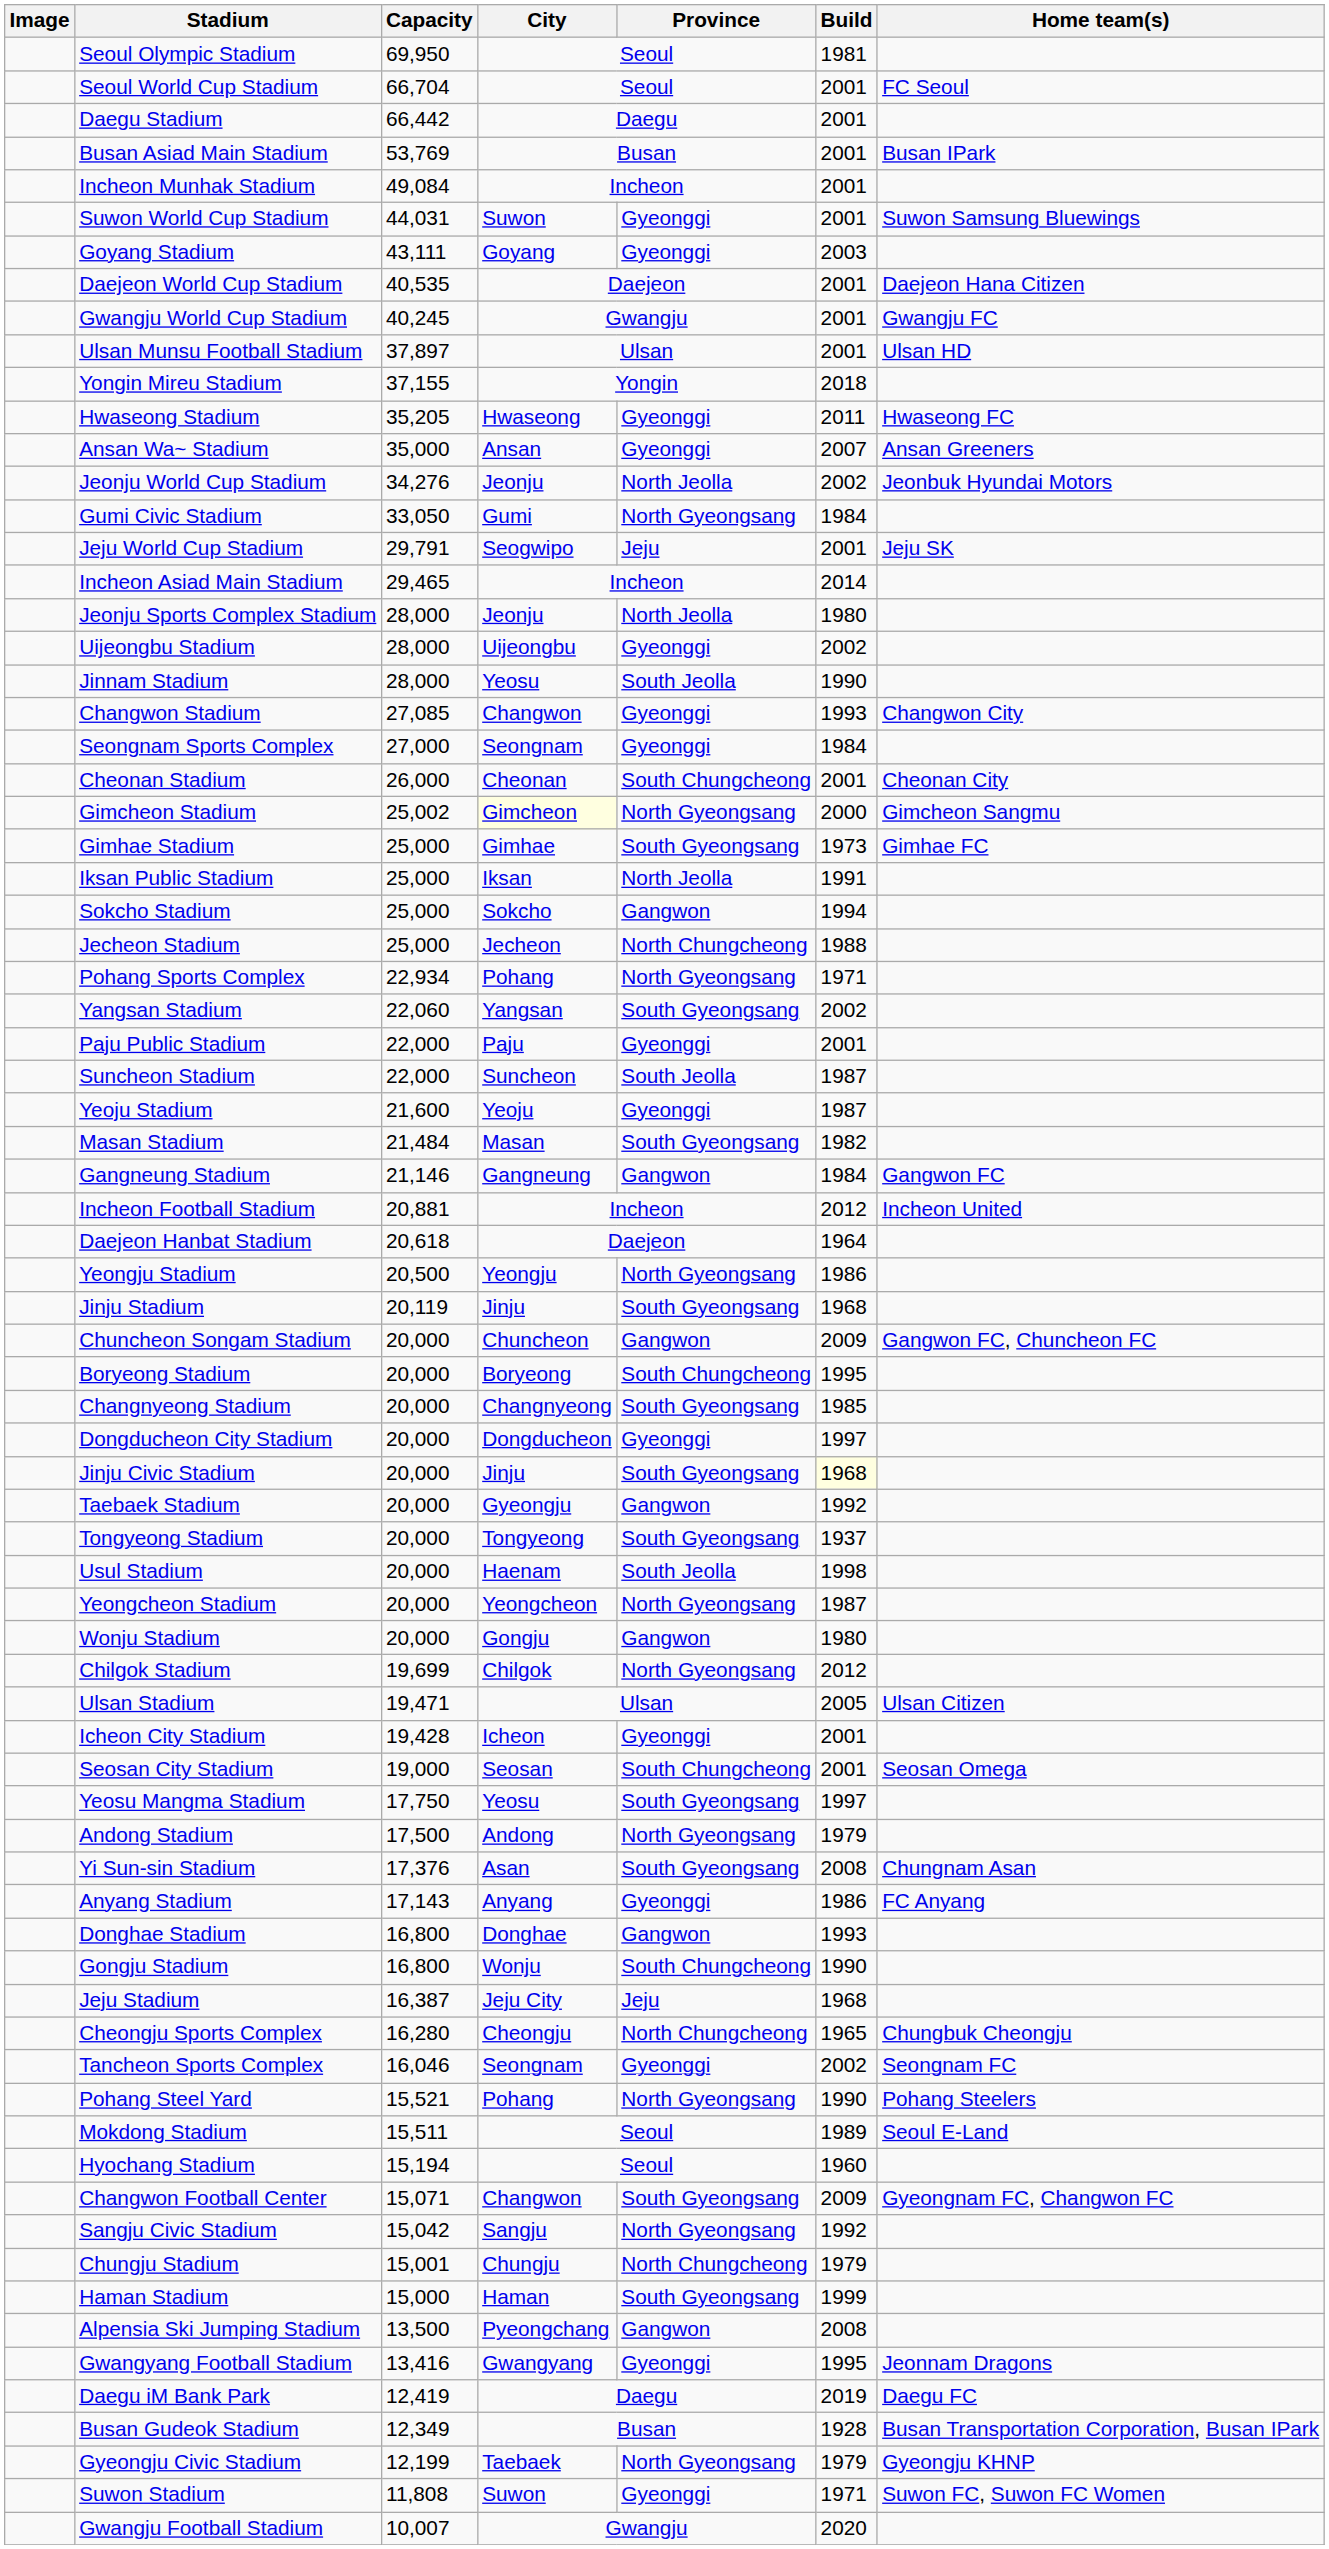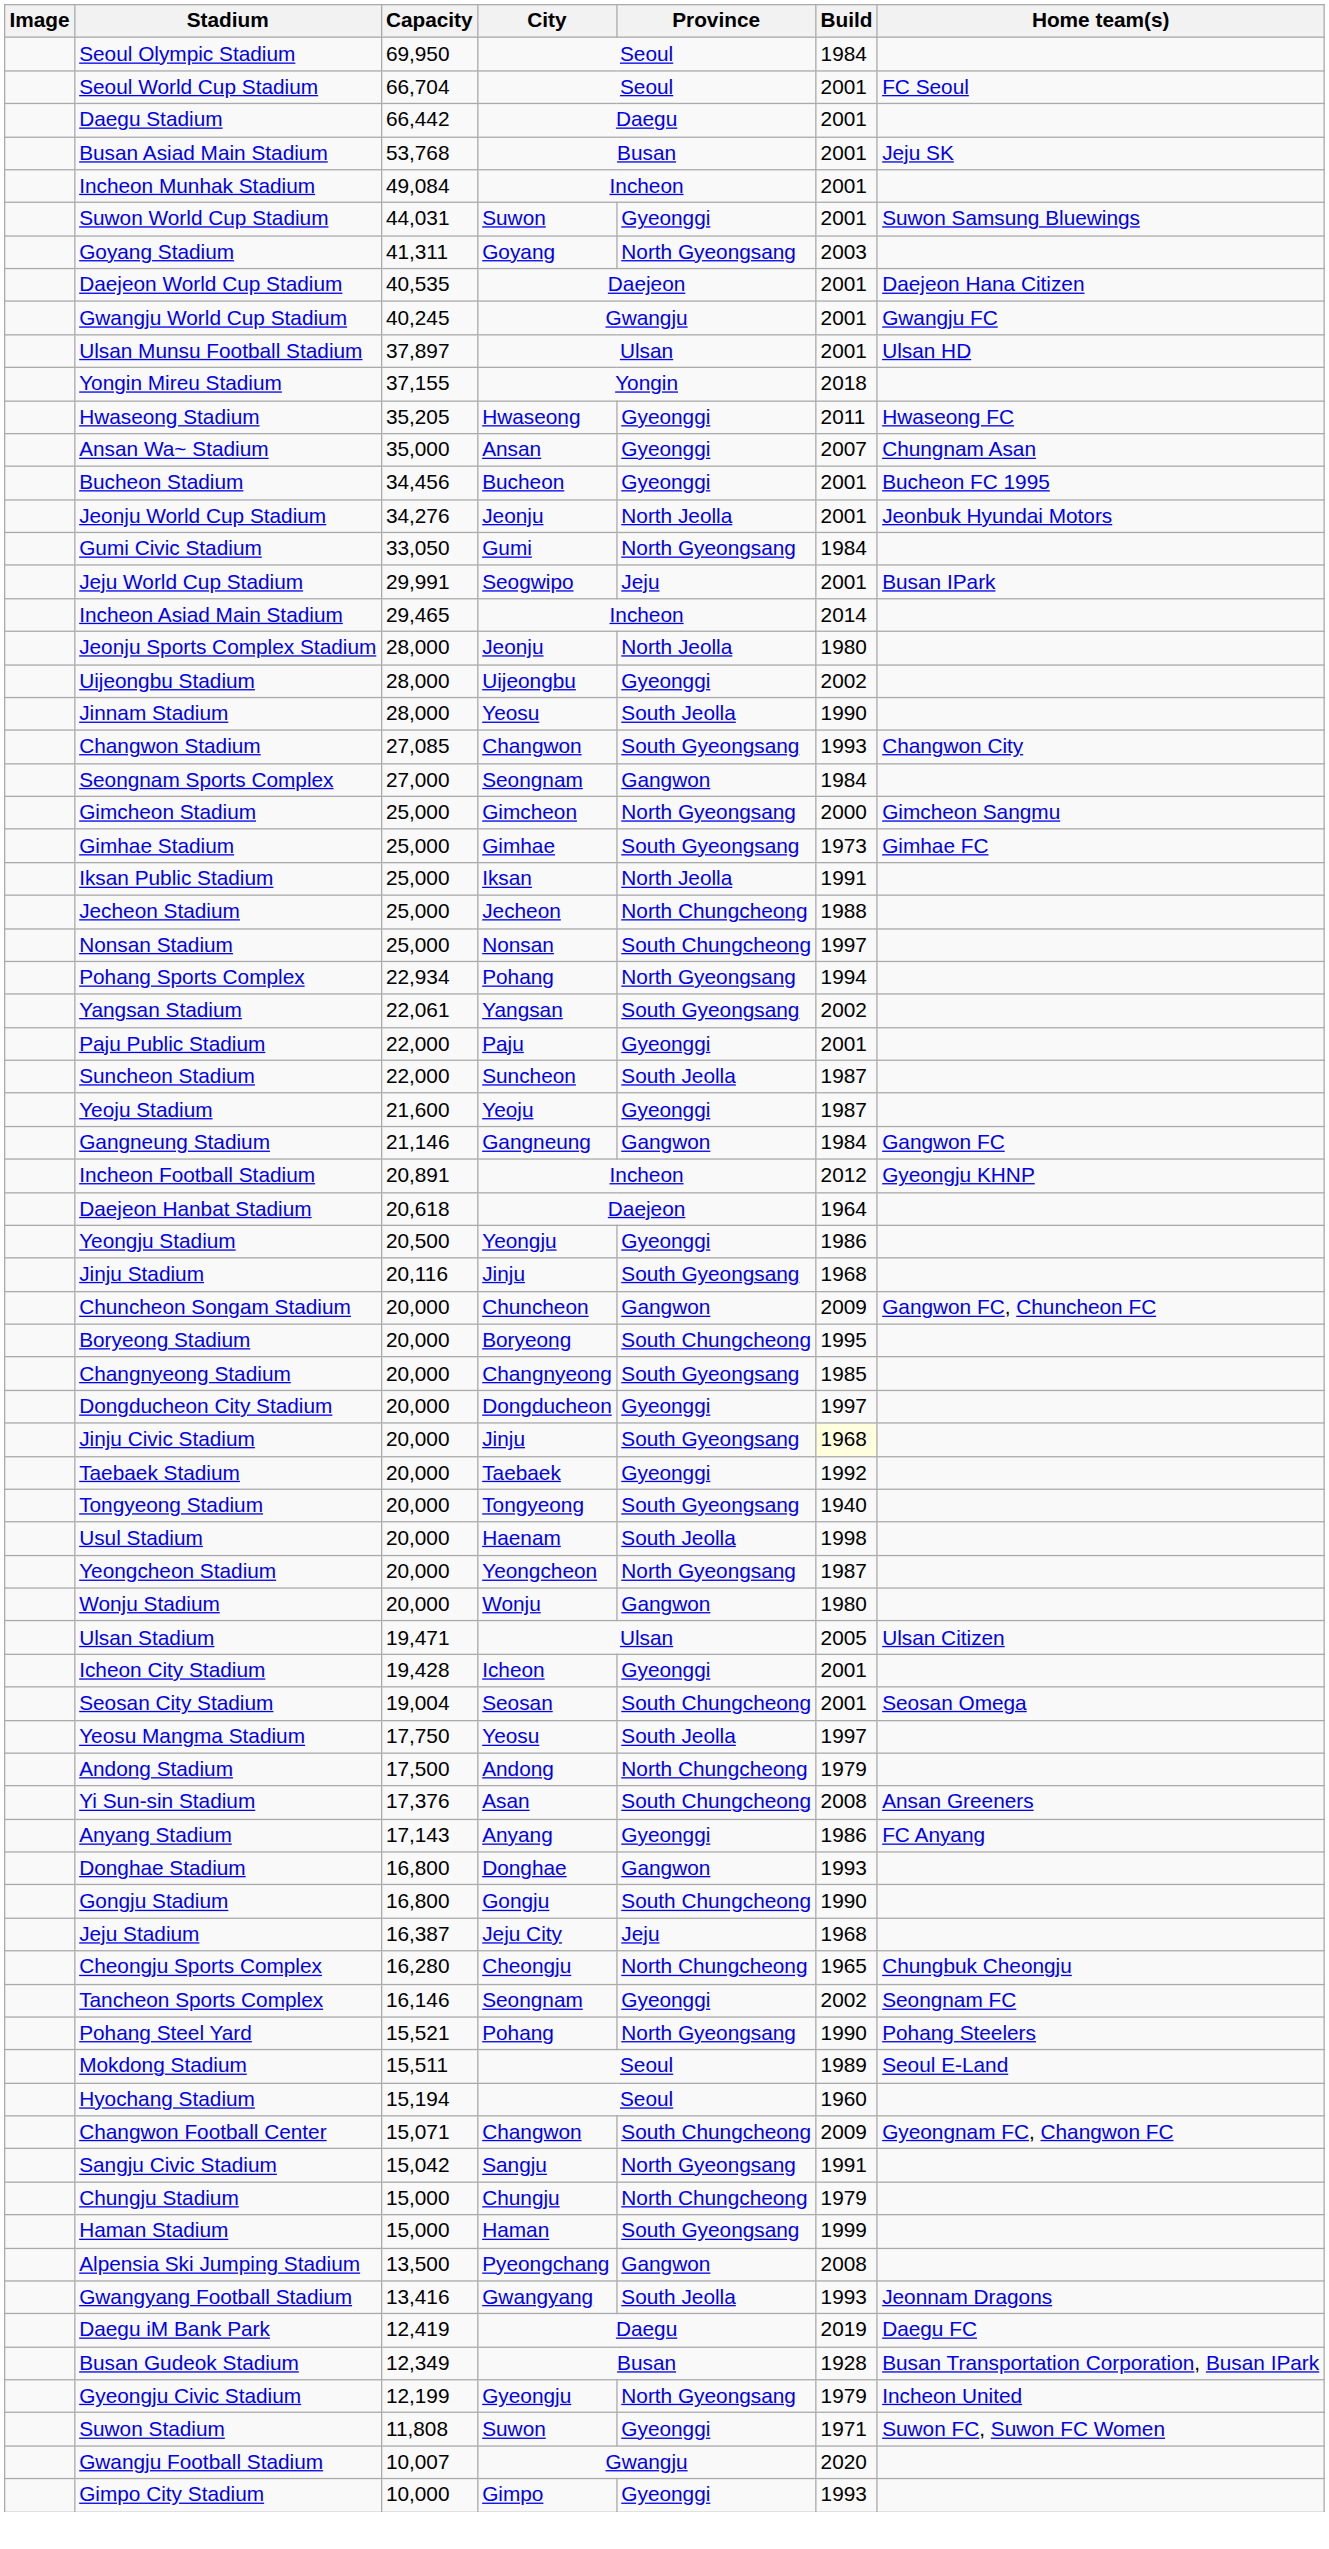(844, 53) 1981 -> (844, 53) 1984
(418, 152) 53,769 -> (418, 152) 53,768
(939, 152) Busan IPark -> (918, 152) Jeju SK
(416, 251) 43,111 -> (417, 251) 41,311
(666, 251) Gyeonggi -> (709, 251) North Gyeongsang
(958, 449) Ansan Greeners -> (959, 449) Chungnam Asan
+ row: (161, 482)
(844, 482) 2002 -> (844, 515) 2001
(418, 548) 29,791 -> (418, 581) 29,991
(918, 548) Jeju SK -> (939, 581) Busan IPark
(666, 713) Gyeonggi -> (710, 746) South Gyeongsang
(666, 746) Gyeonggi -> (666, 779) Gangwon
- row: (162, 779)
(418, 812) 25,002 -> (418, 812) 25,000
(530, 812) lightyellow background -> (530, 812) no background
- row: (155, 911)
+ row: (156, 944)
(844, 977) 1971 -> (844, 977) 1994
(418, 1010) 22,060 -> (418, 1010) 22,061
- row: (151, 1142)
(418, 1208) 20,881 -> (418, 1175) 20,891
(952, 1208) Incheon United -> (958, 1175) Gyeongju KHNP
(709, 1274) North Gyeongsang -> (666, 1241) Gyeonggi
(417, 1307) 20,119 -> (417, 1274) 20,116
(527, 1505) Gyeongju -> (522, 1472) Taebaek
(666, 1505) Gangwon -> (666, 1472) Gyeonggi
(844, 1538) 1937 -> (844, 1505) 1940
(516, 1637) Gongju -> (511, 1604) Wonju
- row: (155, 1670)
(418, 1769) 19,000 -> (418, 1703) 19,004
(710, 1802) South Gyeongsang -> (679, 1736) South Jeolla
(709, 1835) North Gyeongsang -> (714, 1769) North Chungcheong
(710, 1868) South Gyeongsang -> (716, 1802) South Chungcheong
(959, 1868) Chungnam Asan -> (958, 1802) Ansan Greeners
(511, 1967) Wonju -> (516, 1901) Gongju
(418, 2066) 16,046 -> (418, 2000) 16,146
(710, 2198) South Gyeongsang -> (716, 2132) South Chungcheong
(844, 2231) 1992 -> (844, 2165) 1991
(418, 2264) 15,001 -> (418, 2198) 15,000
(666, 2363) Gyeonggi -> (679, 2297) South Jeolla
(844, 2363) 1995 -> (844, 2297) 1993
(522, 2462) Taebaek -> (527, 2396) Gyeongju
(958, 2462) Gyeongju KHNP -> (952, 2396) Incheon United
+ row: (172, 2495)
